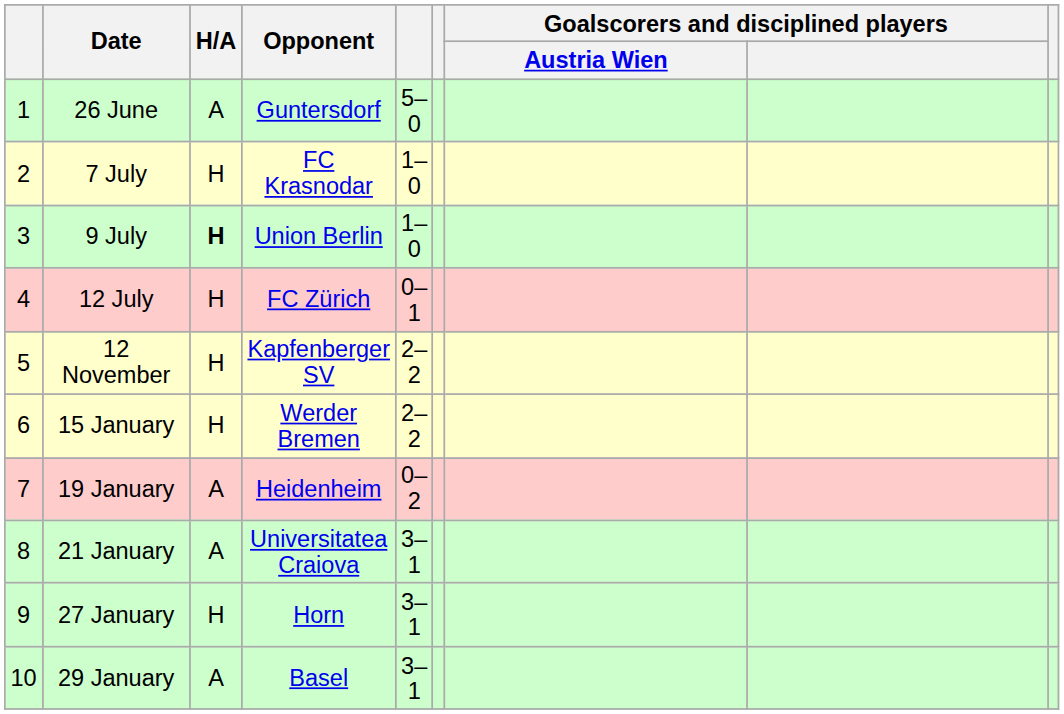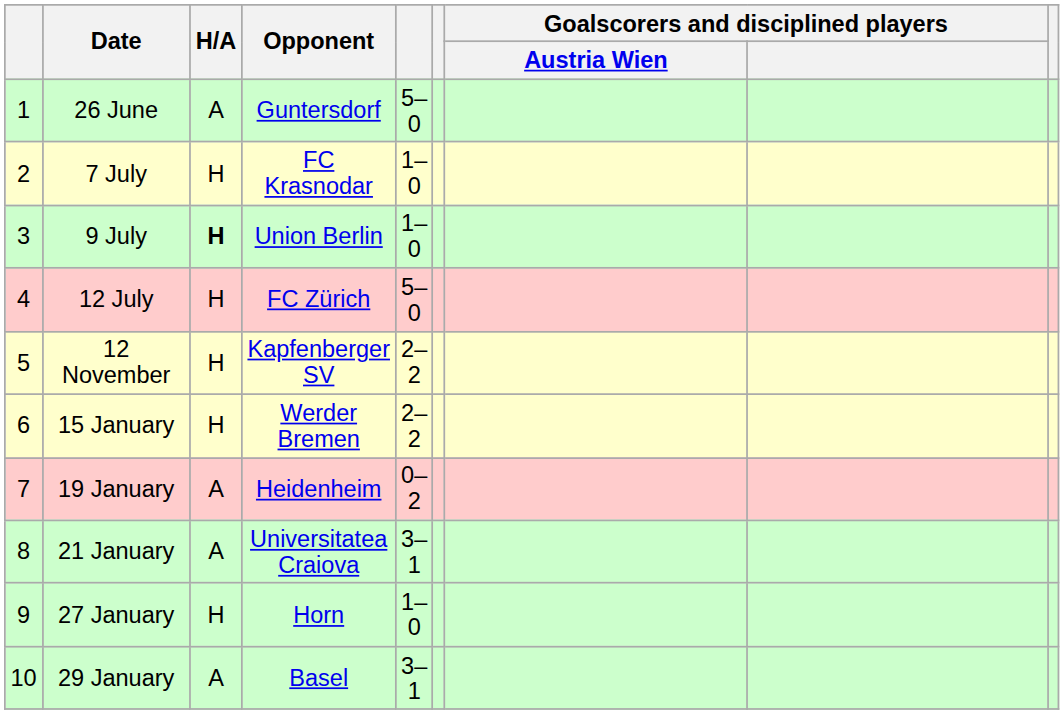(414, 299) 0–1 -> (414, 299) 5–0
(414, 614) 3–1 -> (414, 614) 1–0
